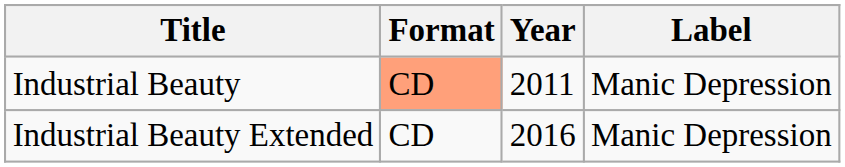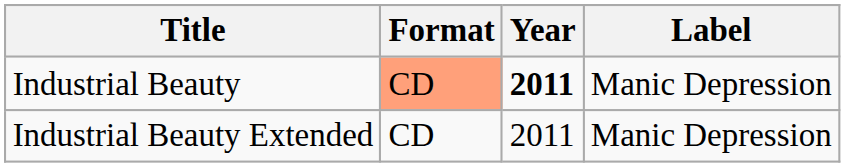(542, 82) normal -> (542, 82) bold
(543, 135) 2016 -> (542, 135) 2011
